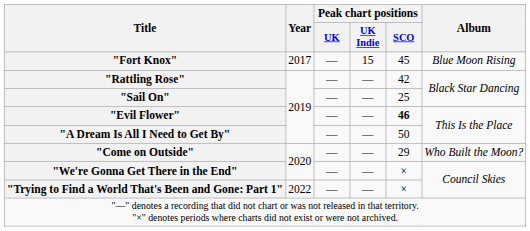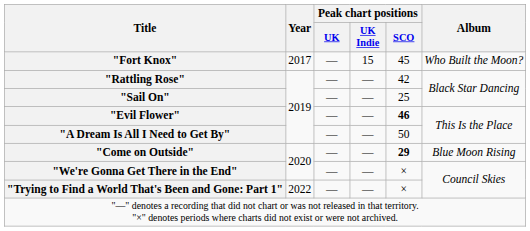(474, 61) Blue Moon Rising -> (474, 61) Who Built the Moon?
(404, 152) normal -> (404, 152) bold
(474, 152) Who Built the Moon? -> (474, 152) Blue Moon Rising
